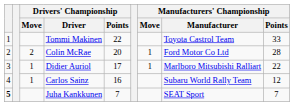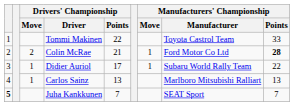(117, 52) 20 -> (117, 52) 21
(276, 52) normal -> (276, 52) bold
(213, 66) Marlboro Mitsubishi Ralliart -> (208, 66) Subaru World Rally Team
(117, 80) 16 -> (117, 80) 13
(208, 80) Subaru World Rally Team -> (213, 80) Marlboro Mitsubishi Ralliart
(276, 80) 12 -> (276, 80) 13
